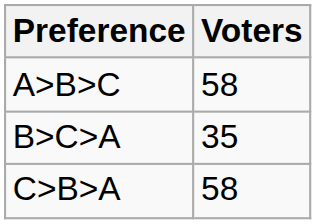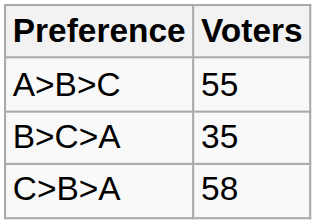(220, 84) 58 -> (220, 84) 55
